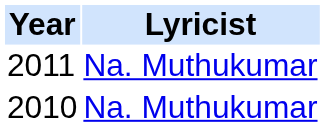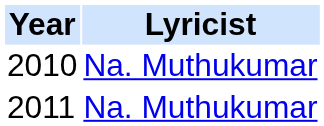rows swapped: (42, 107) <-> (41, 65)
